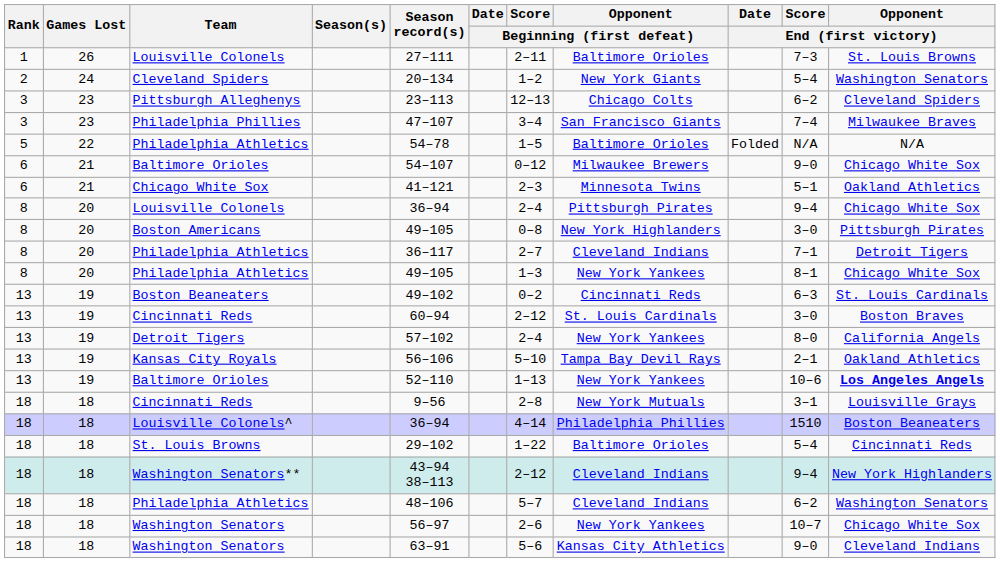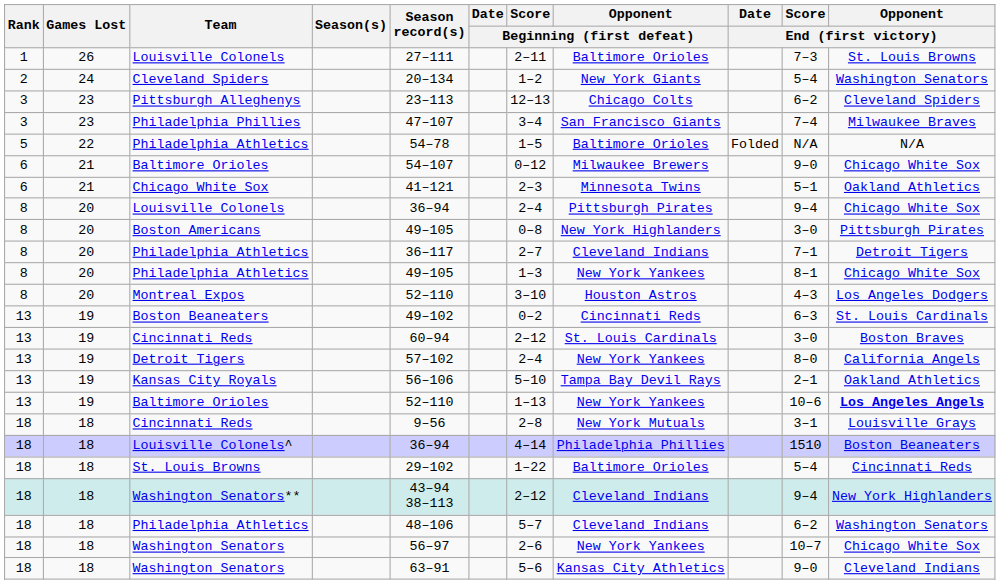+ row: (24, 296)
